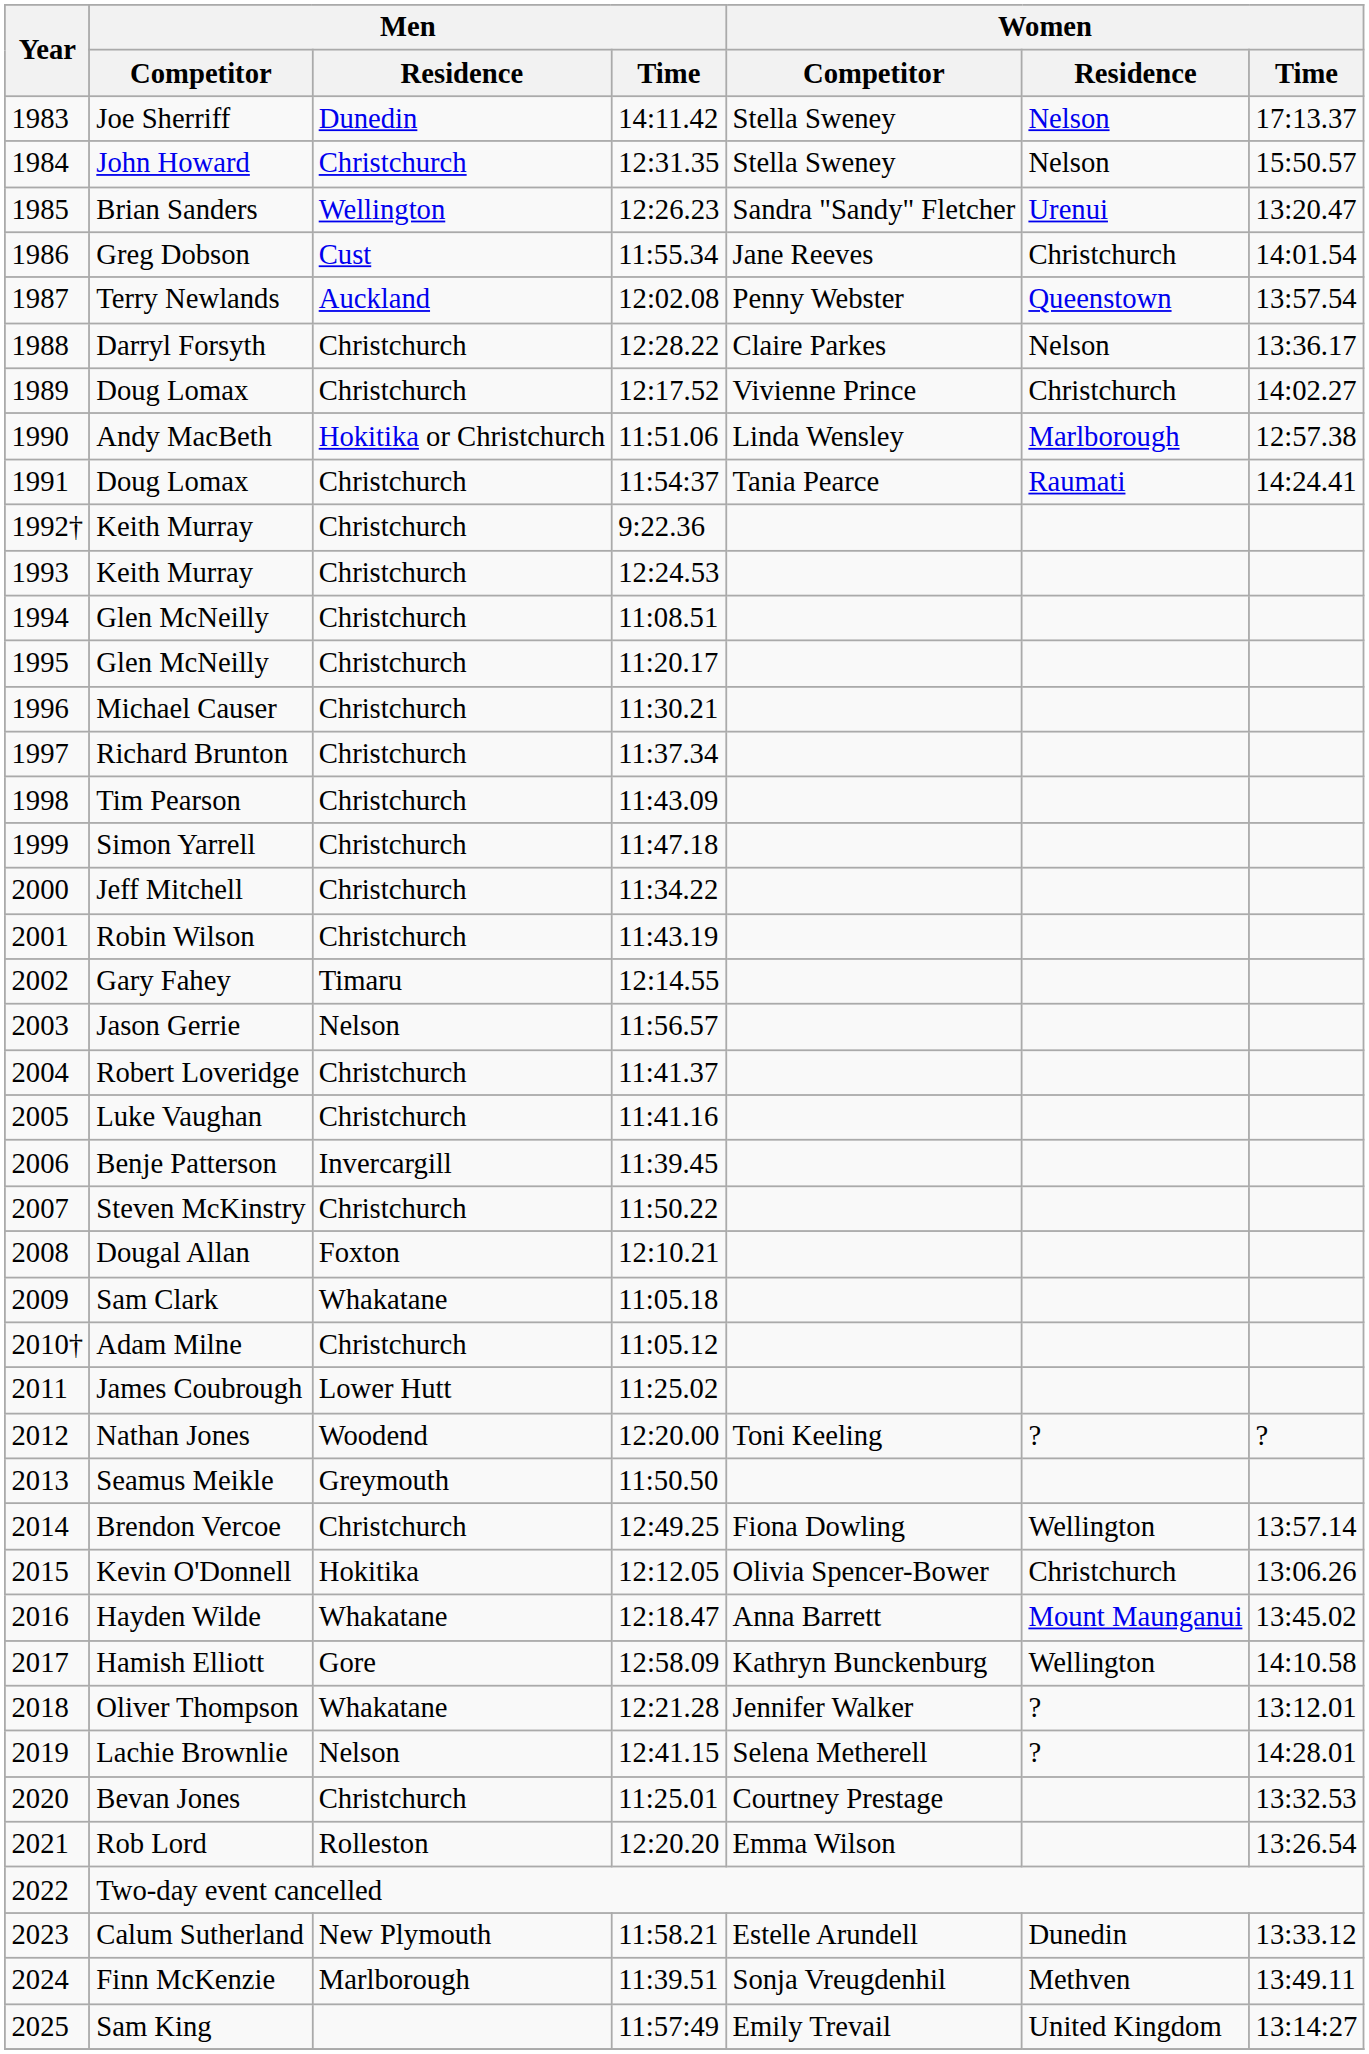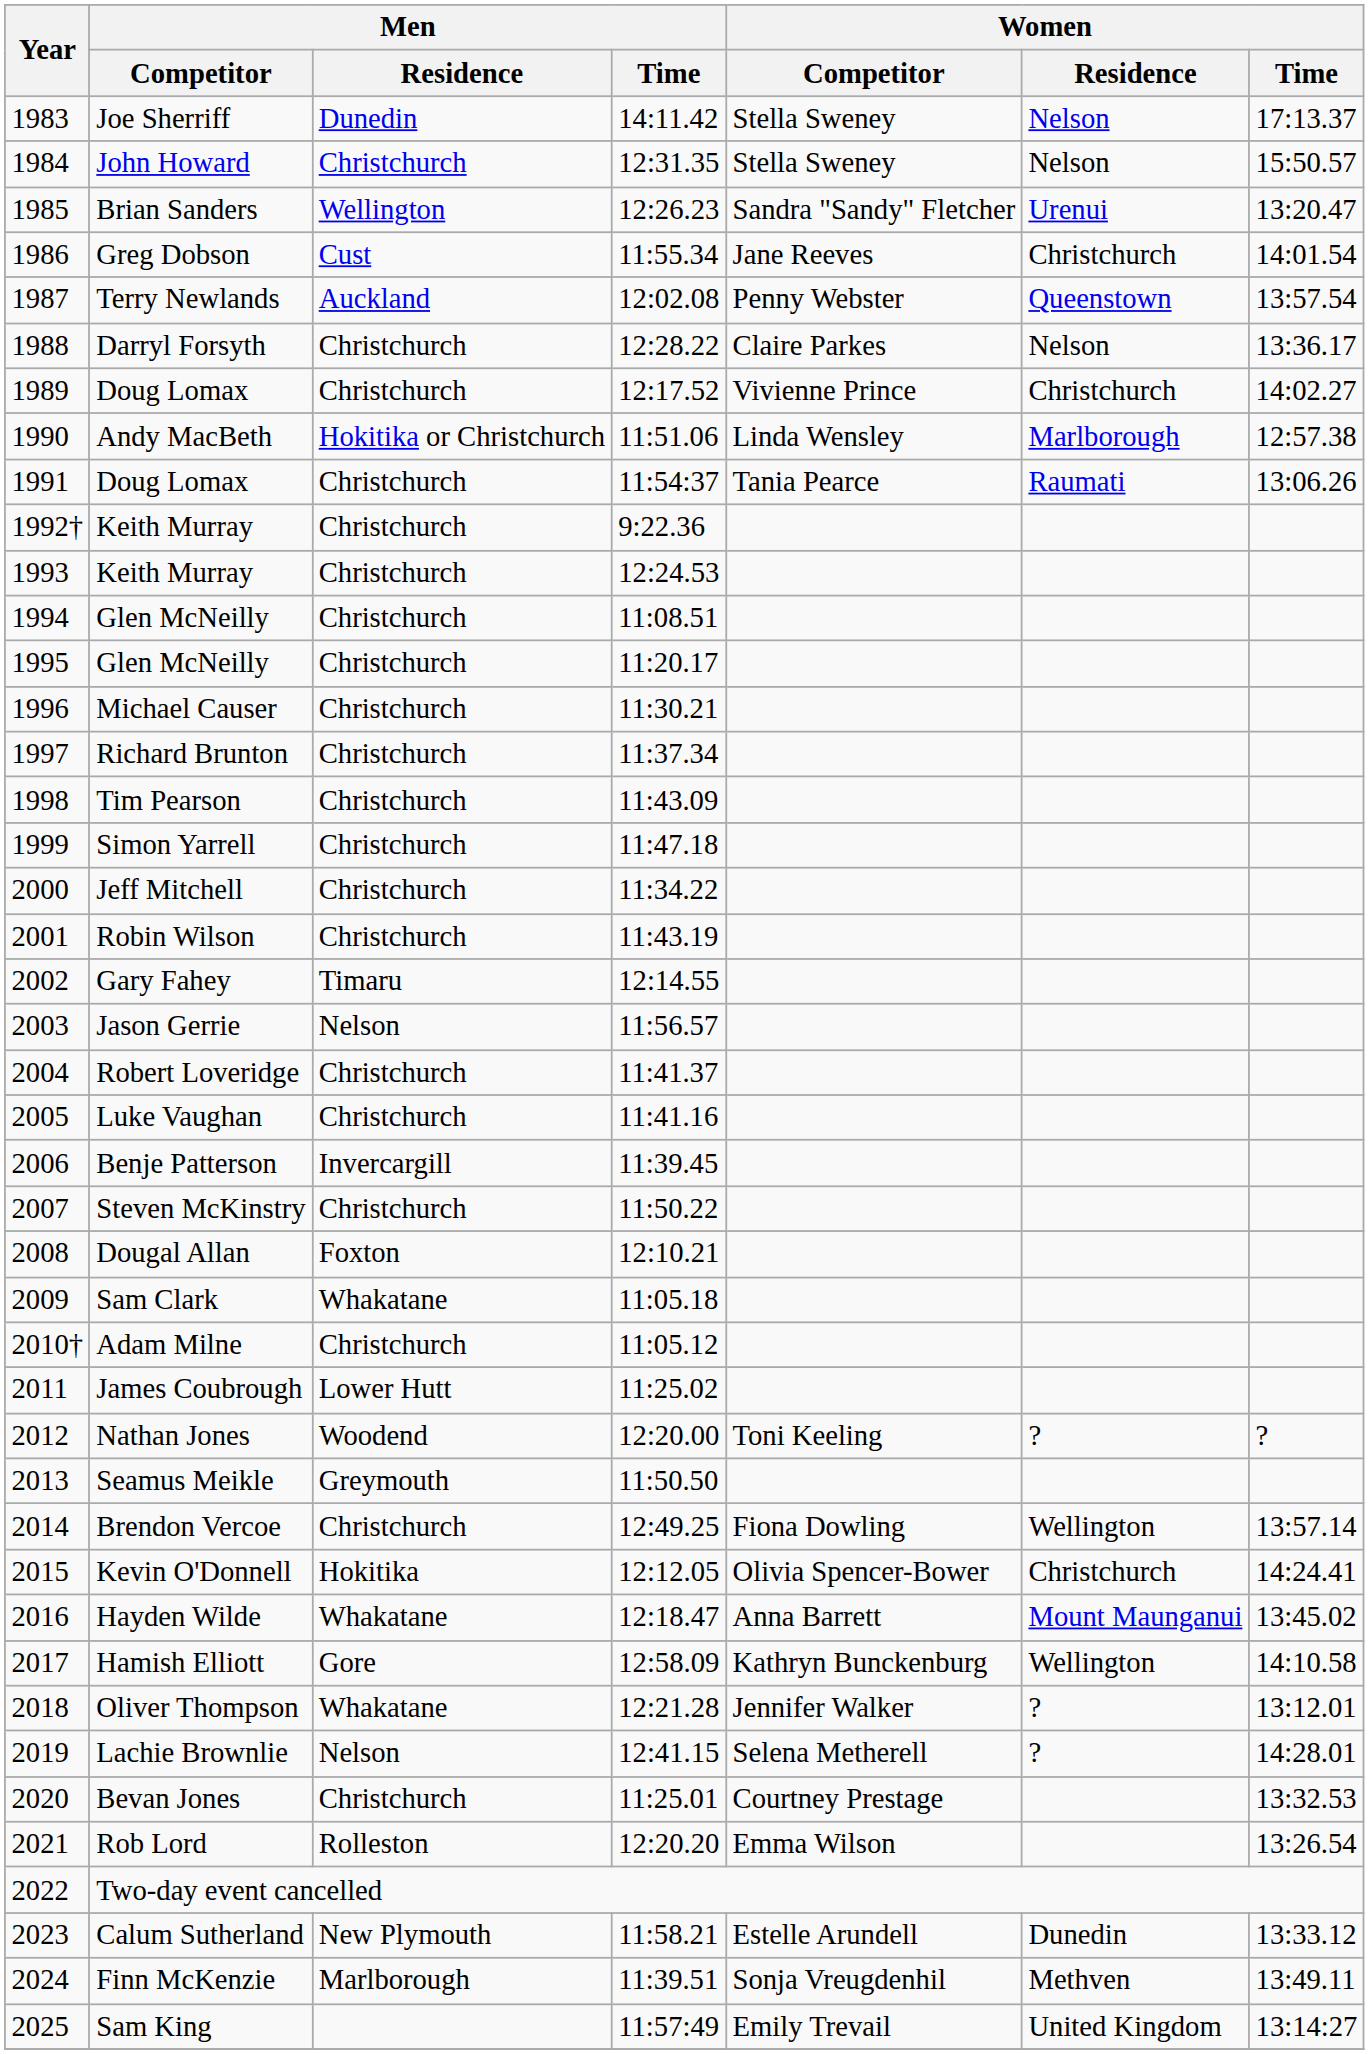(1306, 481) 14:24.41 -> (1306, 481) 13:06.26
(1306, 1571) 13:06.26 -> (1306, 1571) 14:24.41
